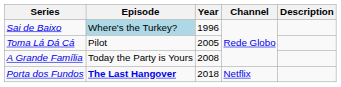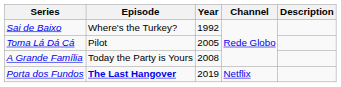(133, 27) lightblue background -> (133, 27) no background
(208, 27) 1996 -> (208, 27) 1992
(208, 74) 2018 -> (208, 74) 2019
